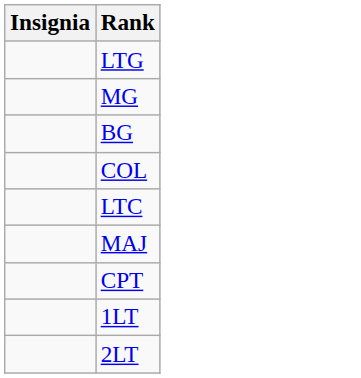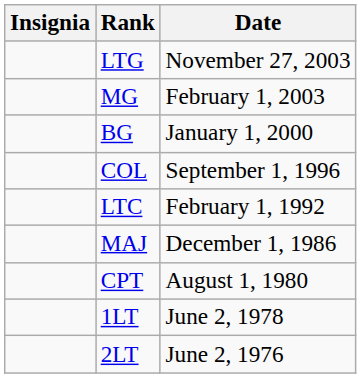+ column: (258, 22)
